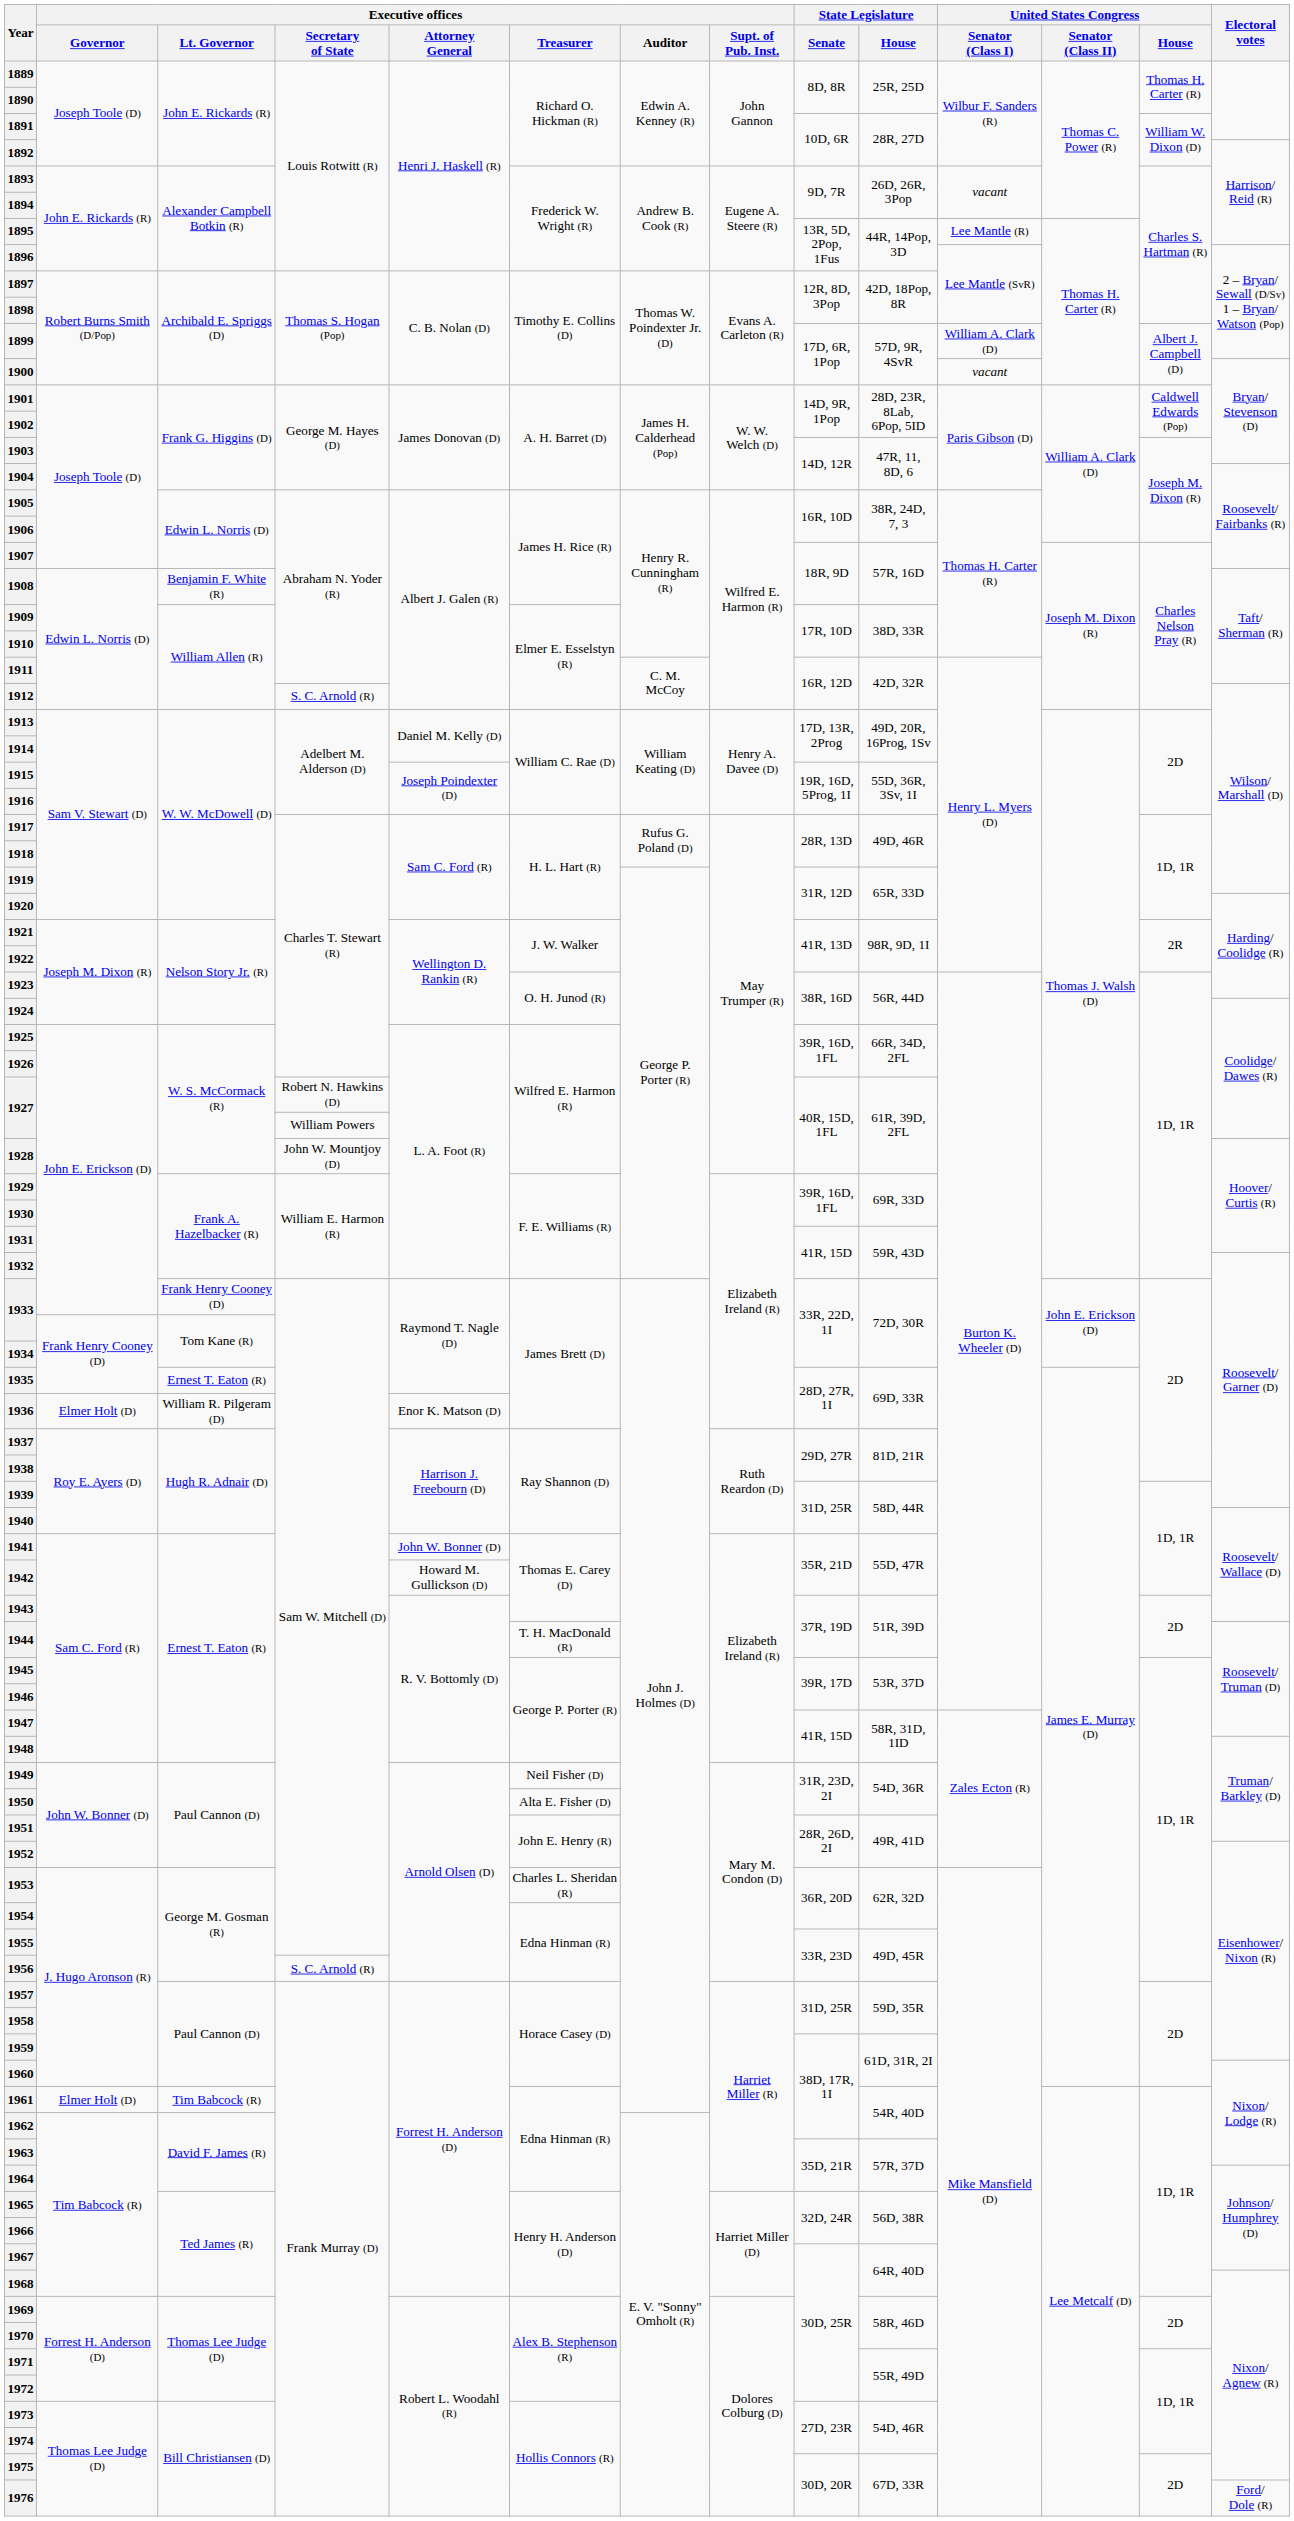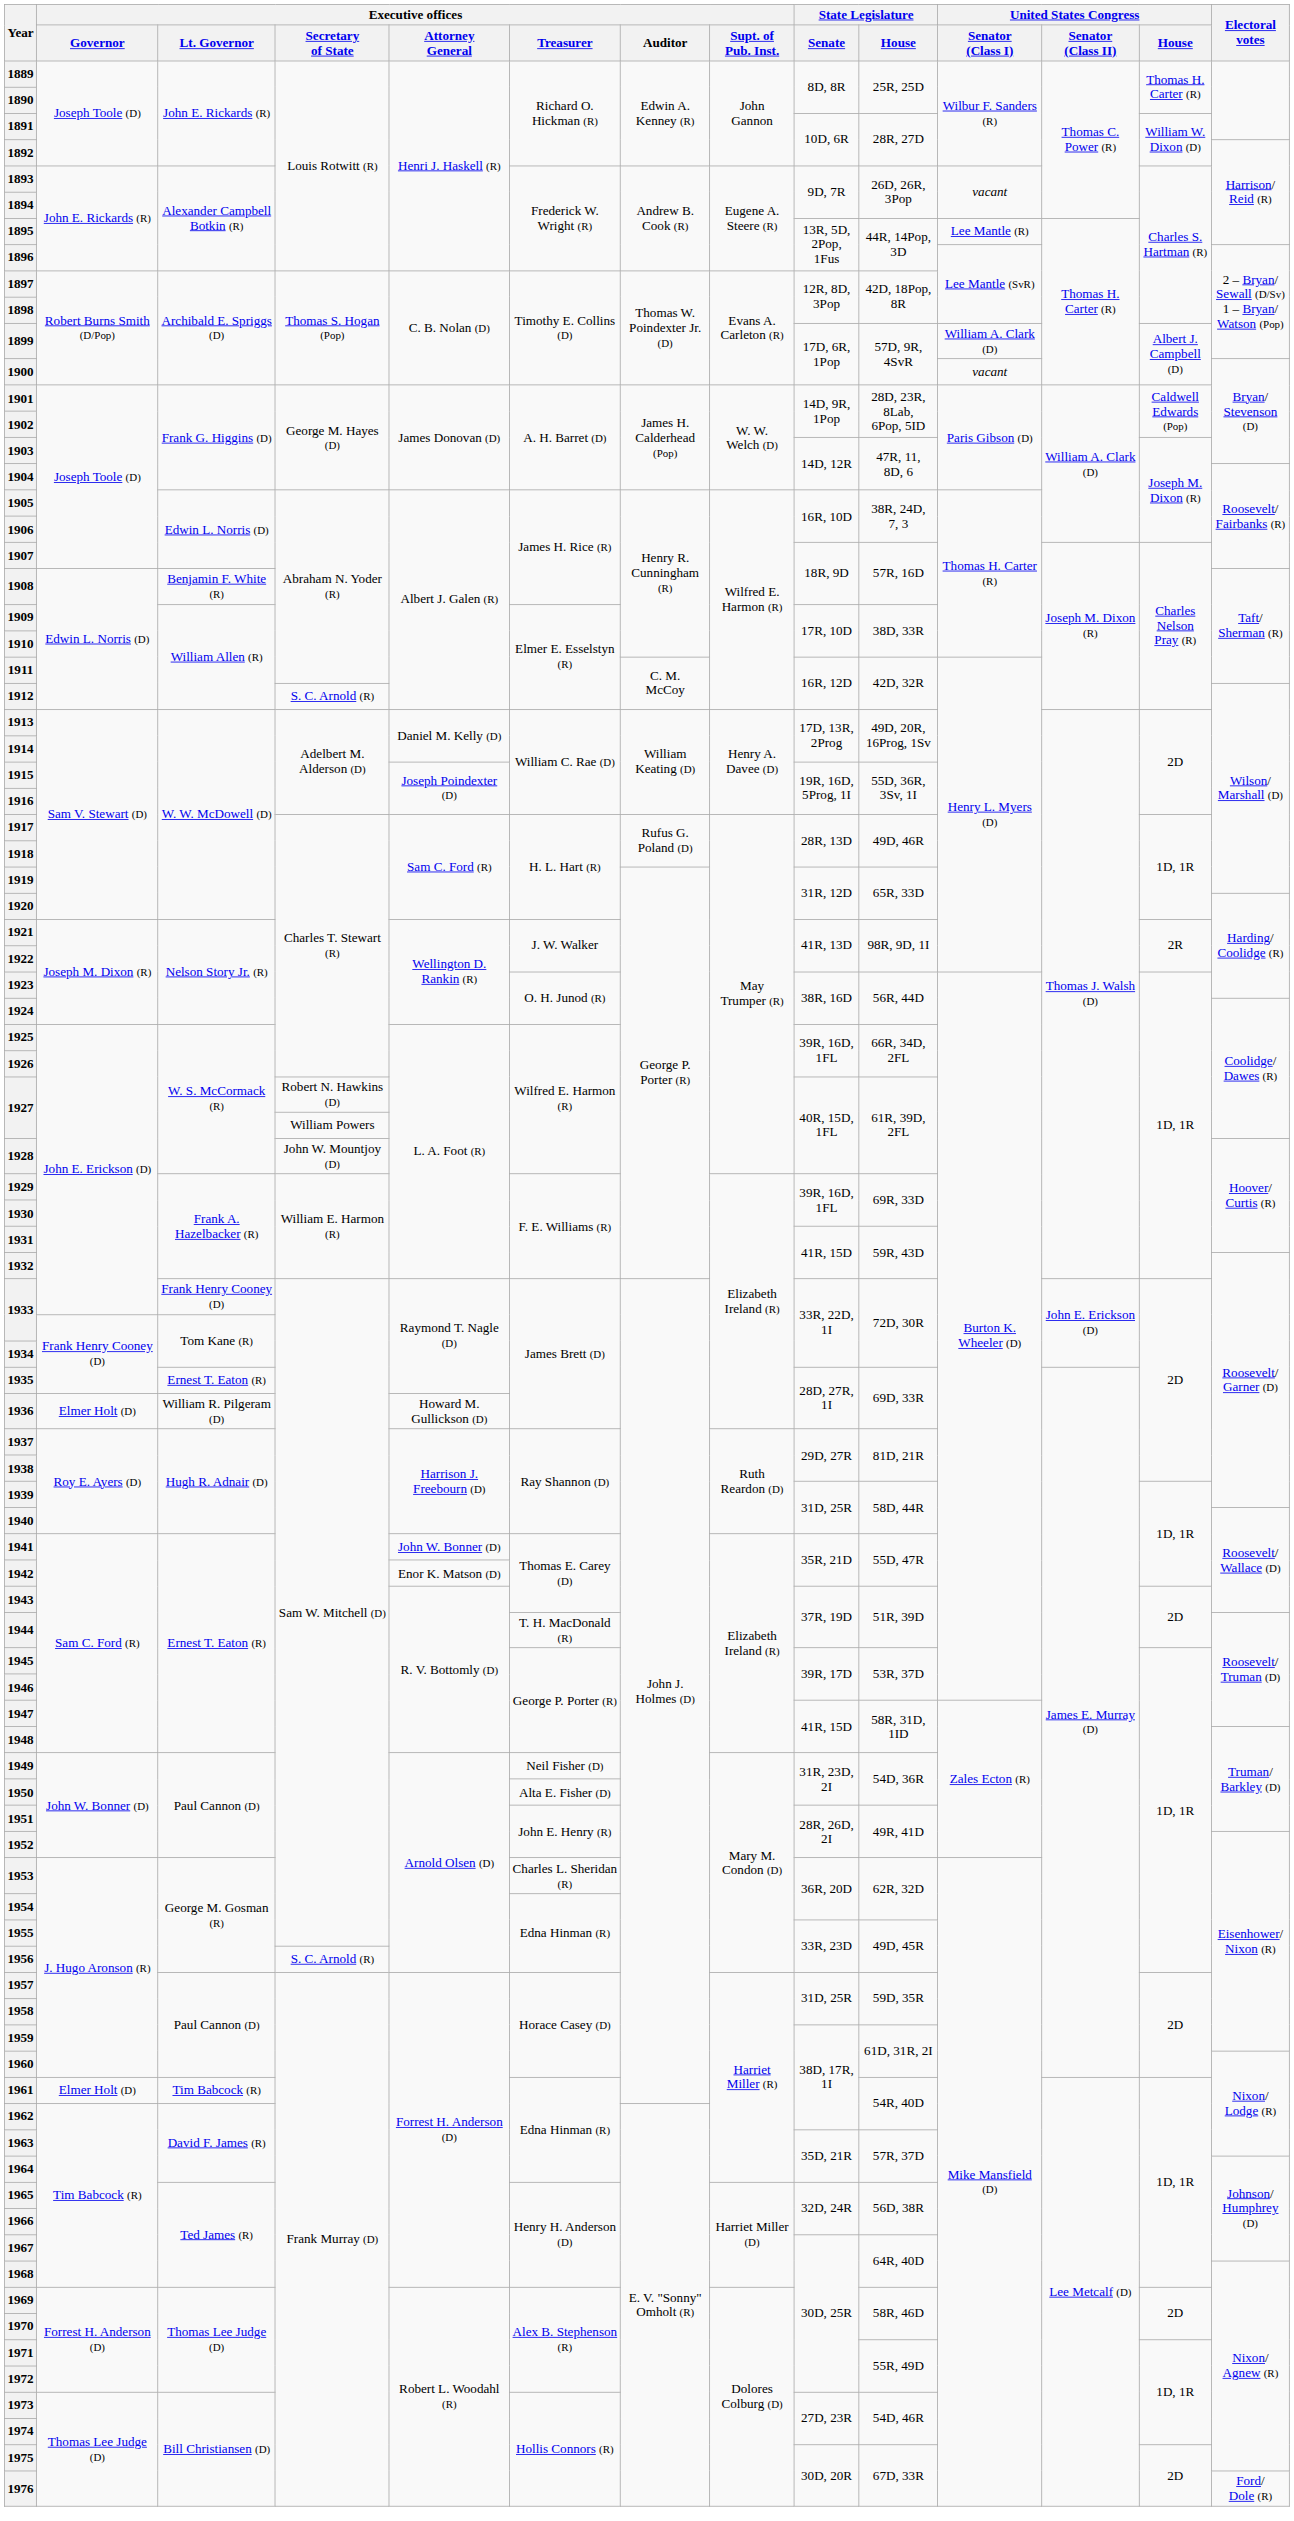(449, 1411) Enor K. Matson (D) -> (449, 1411) Howard M. Gullickson (D)
(449, 1577) Howard M. Gullickson (D) -> (449, 1573) Enor K. Matson (D)
